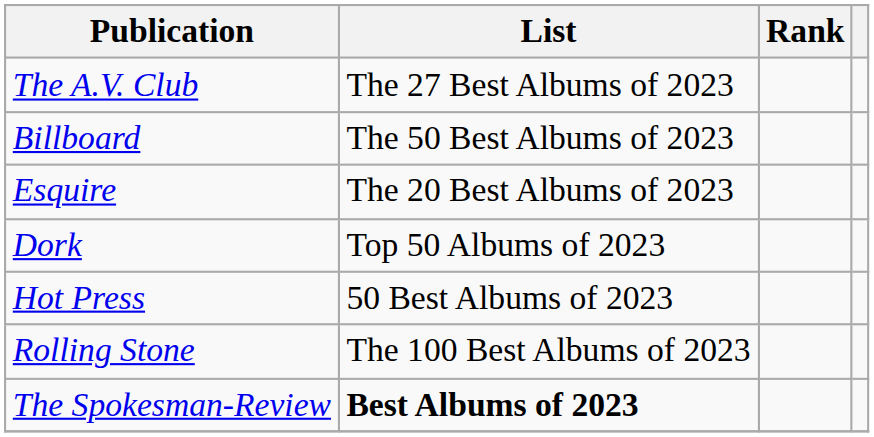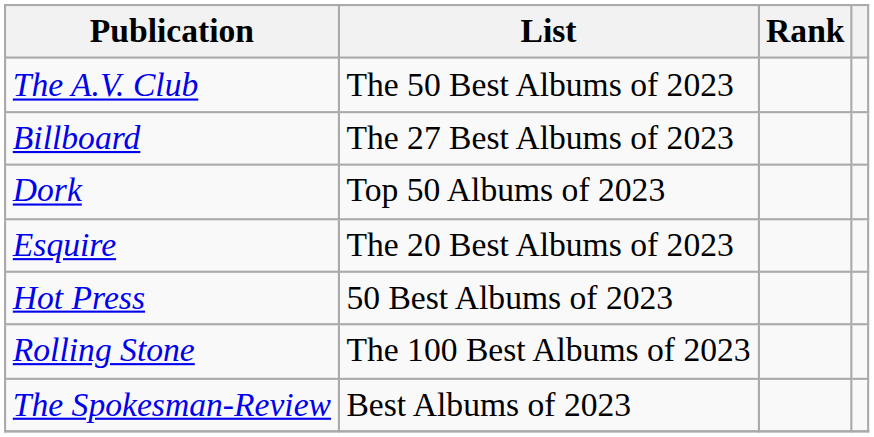(540, 84) The 27 Best Albums of 2023 -> (540, 84) The 50 Best Albums of 2023
(540, 137) The 50 Best Albums of 2023 -> (540, 137) The 27 Best Albums of 2023
rows swapped: (47, 244) <-> (64, 191)
(493, 404) bold -> (489, 404) normal
